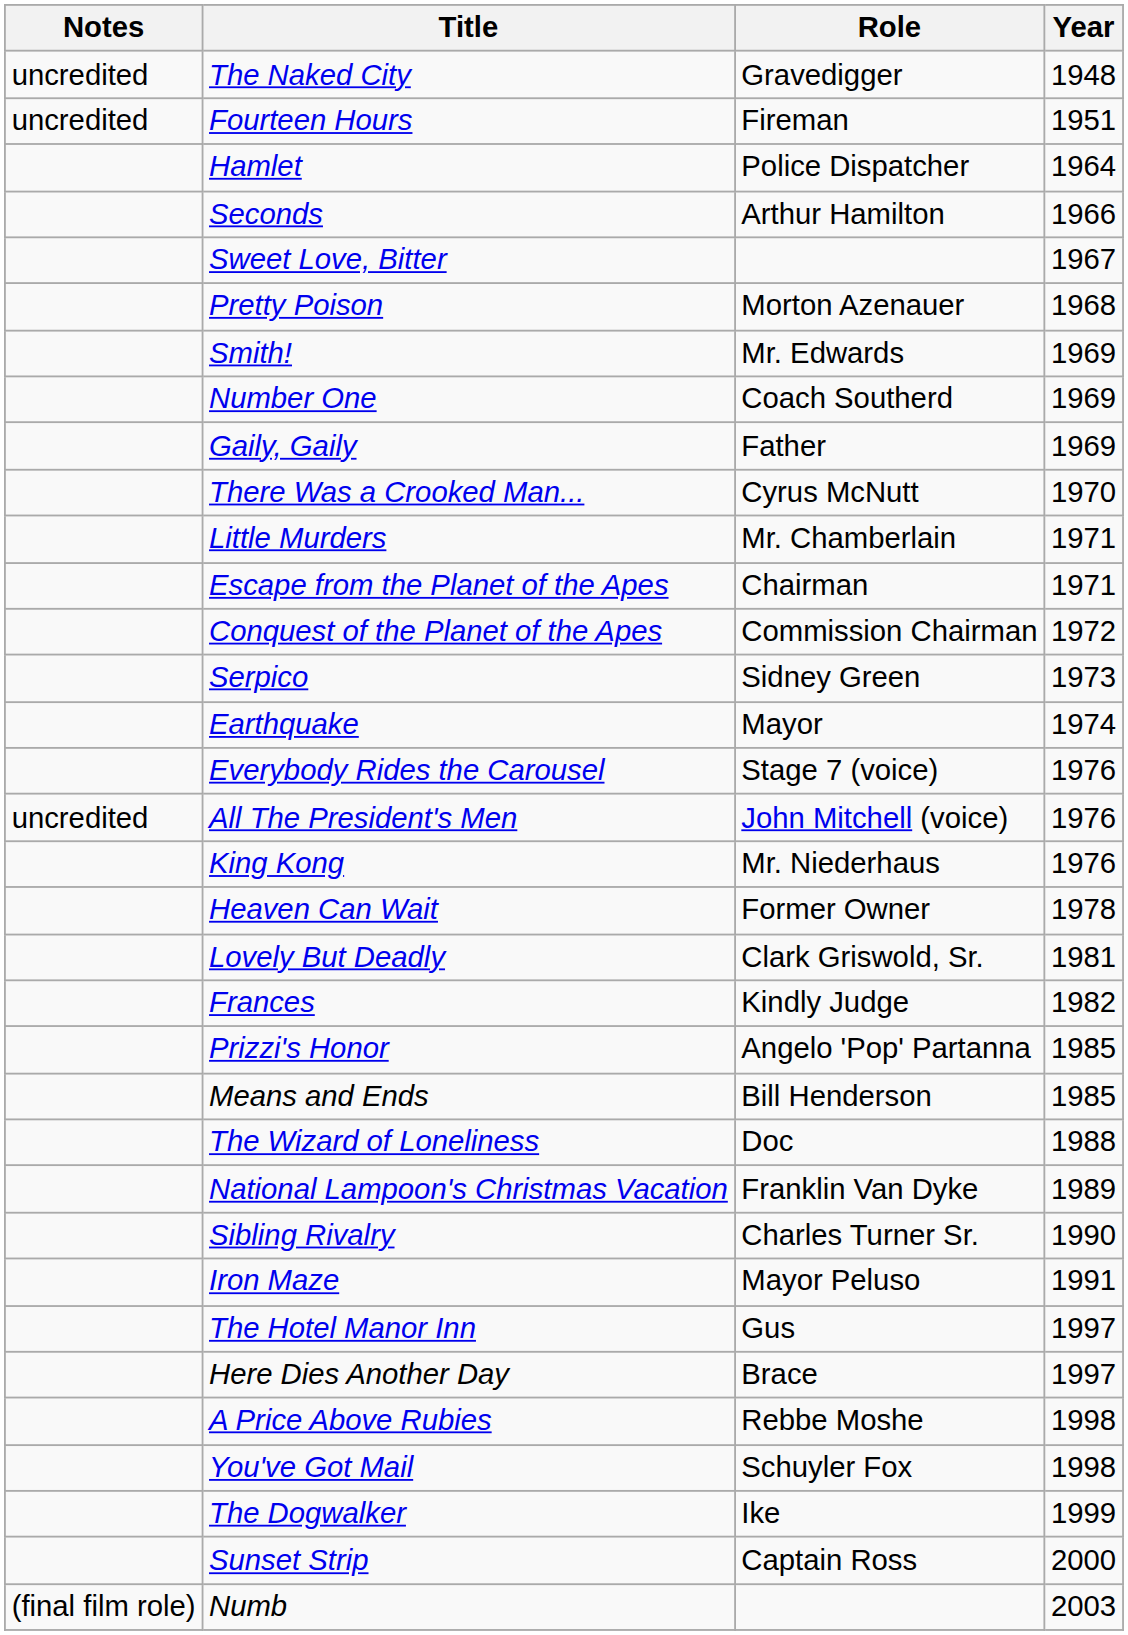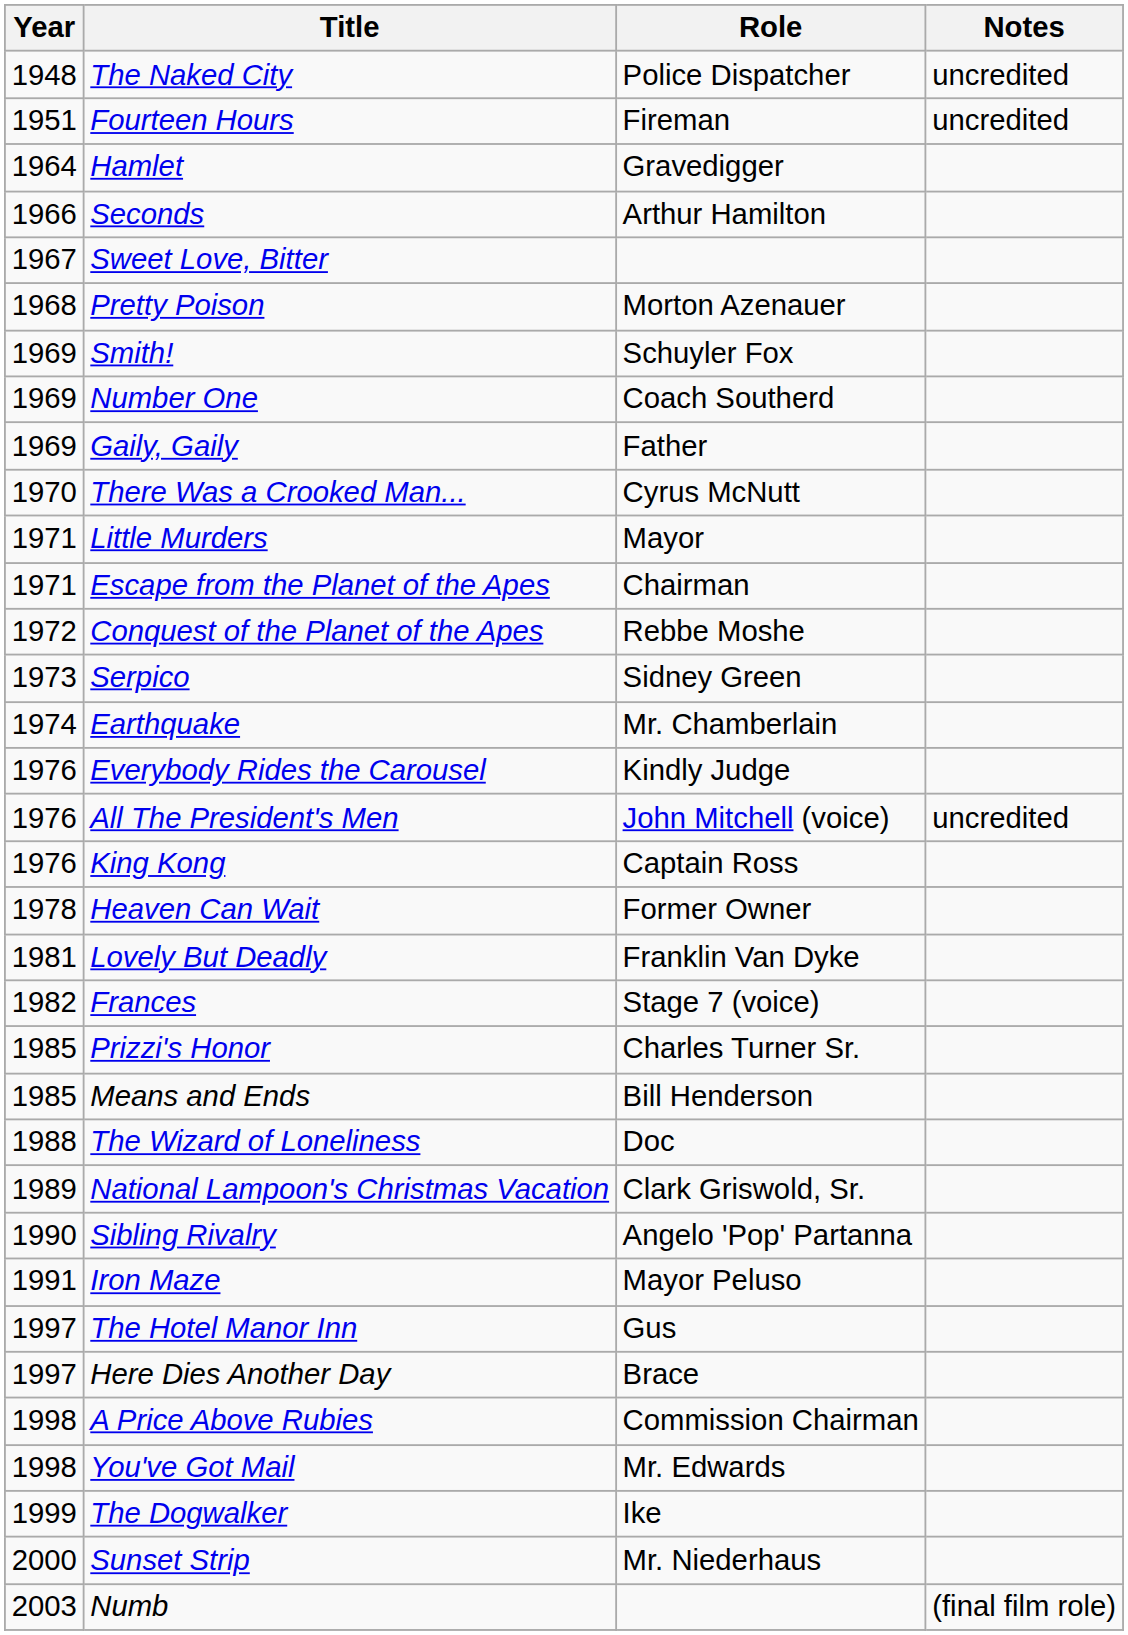columns swapped: (1084, 27) <-> (104, 27)
(822, 74) Gravedigger -> (737, 74) Police Dispatcher
(855, 167) Police Dispatcher -> (703, 167) Gravedigger
(823, 352) Mr. Edwards -> (708, 352) Schuyler Fox
(849, 538) Mr. Chamberlain -> (663, 538) Mayor
(889, 631) Commission Chairman -> (714, 631) Rebbe Moshe
(782, 724) Mayor -> (730, 724) Mr. Chamberlain
(840, 770) Stage 7 (voice) -> (706, 770) Kindly Judge
(841, 863) Mr. Niederhaus -> (710, 863) Captain Ross
(863, 956) Clark Griswold, Sr. -> (741, 956) Franklin Van Dyke
(825, 1002) Kindly Judge -> (721, 1002) Stage 7 (voice)
(886, 1049) Angelo 'Pop' Partanna -> (741, 1049) Charles Turner Sr.
(860, 1188) Franklin Van Dyke -> (744, 1188) Clark Griswold, Sr.
(860, 1235) Charles Turner Sr. -> (767, 1235) Angelo 'Pop' Partanna
(832, 1420) Rebbe Moshe -> (771, 1420) Commission Chairman
(827, 1467) Schuyler Fox -> (704, 1467) Mr. Edwards
(829, 1560) Captain Ross -> (722, 1560) Mr. Niederhaus
